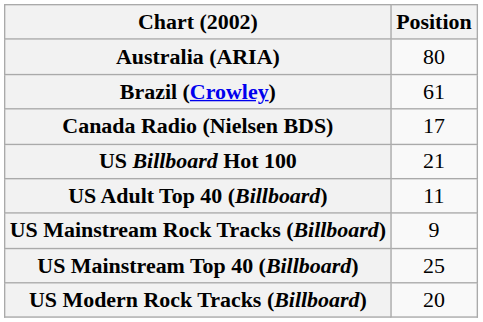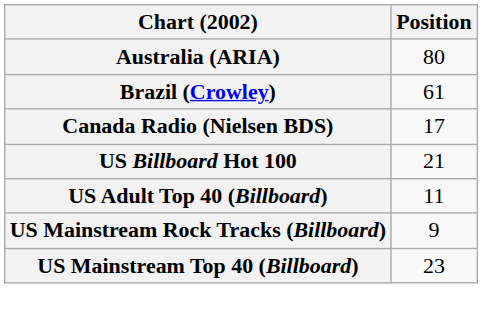(434, 265) 25 -> (434, 265) 23
- row: (198, 299)
